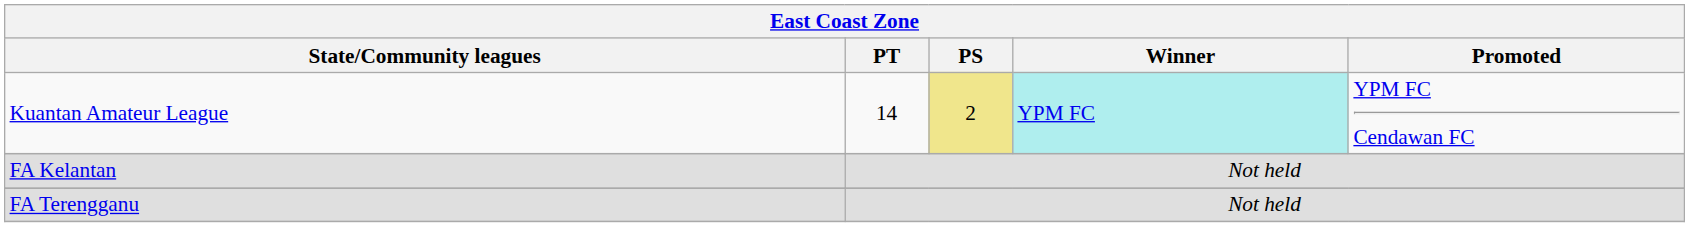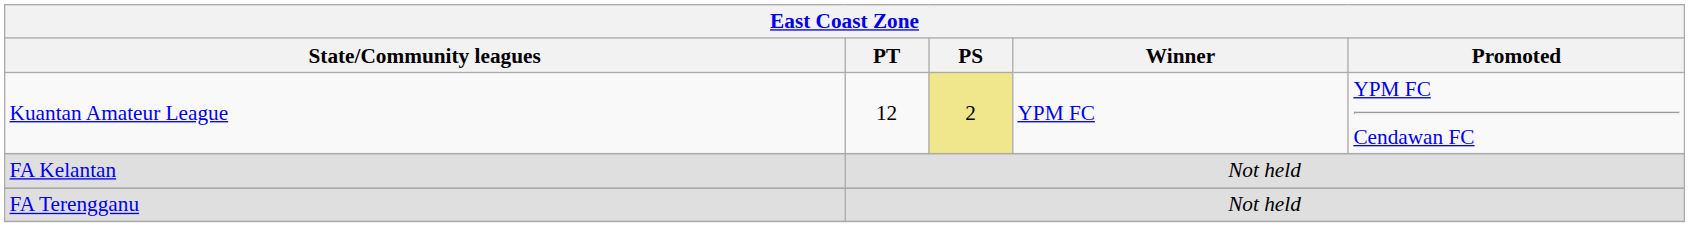(887, 112) 14 -> (887, 112) 12
(1056, 112) paleturquoise background -> (1056, 112) no background
